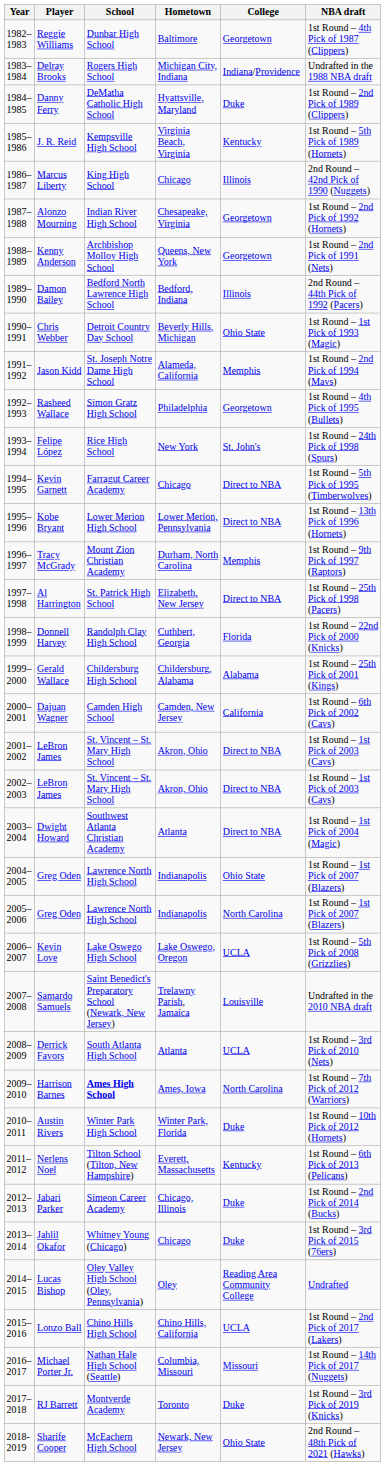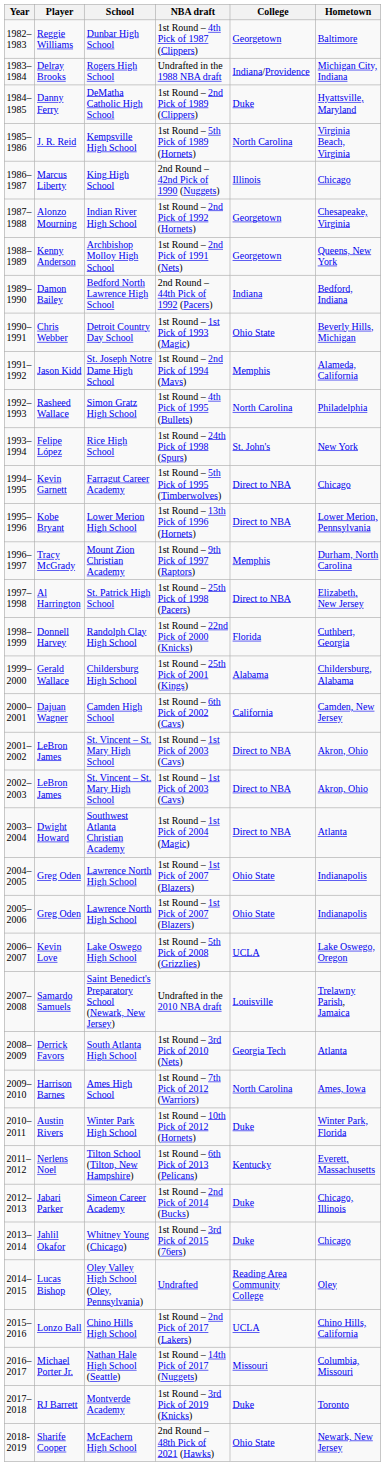columns swapped: (188, 12) <-> (343, 12)
(242, 142) Kentucky -> (262, 142) North Carolina
(237, 294) Illinois -> (247, 294) Indiana
(247, 408) Georgetown -> (262, 408) North Carolina
(253, 914) North Carolina -> (254, 914) Ohio State
(236, 1050) UCLA -> (259, 1050) Georgia Tech
(110, 1088) bold -> (110, 1088) normal
